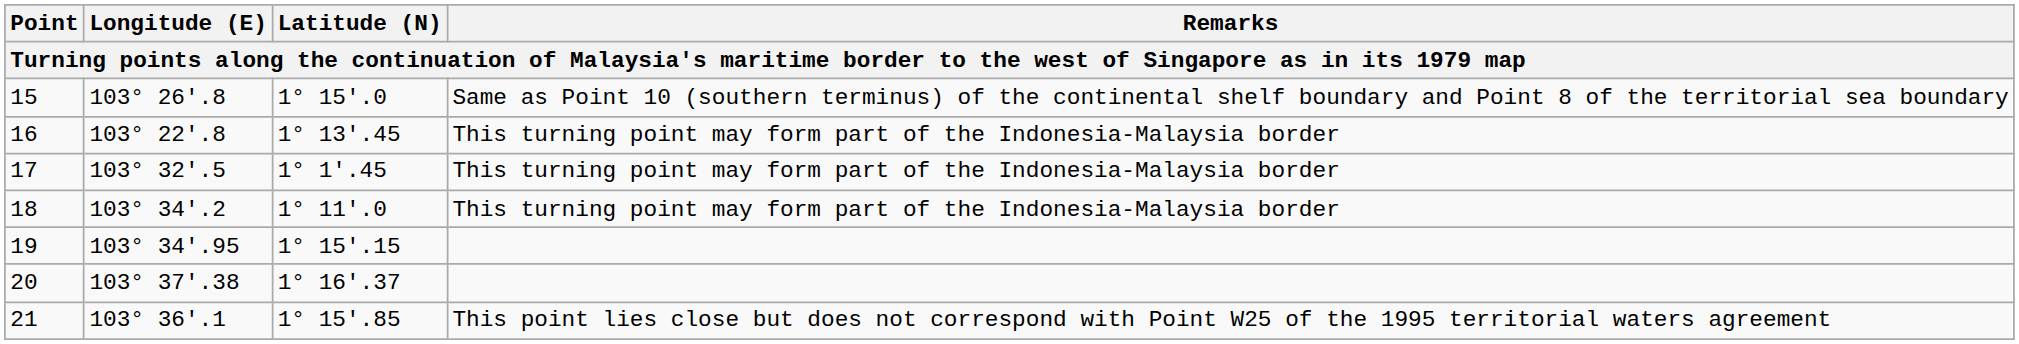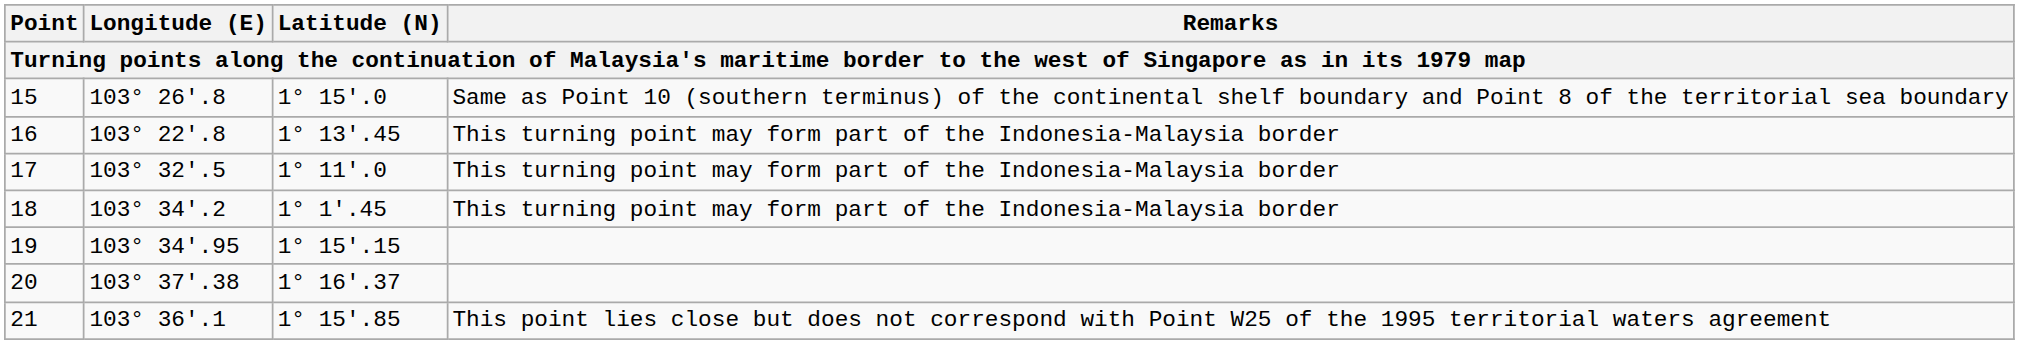(332, 172) 1° 1'.45 -> (332, 172) 1° 11'.0
(332, 209) 1° 11'.0 -> (332, 209) 1° 1'.45
